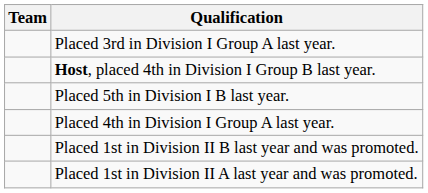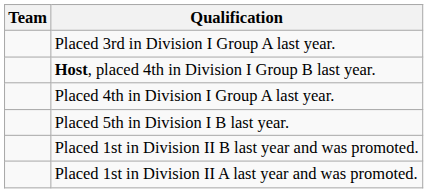rows swapped: (195, 122) <-> (172, 95)
